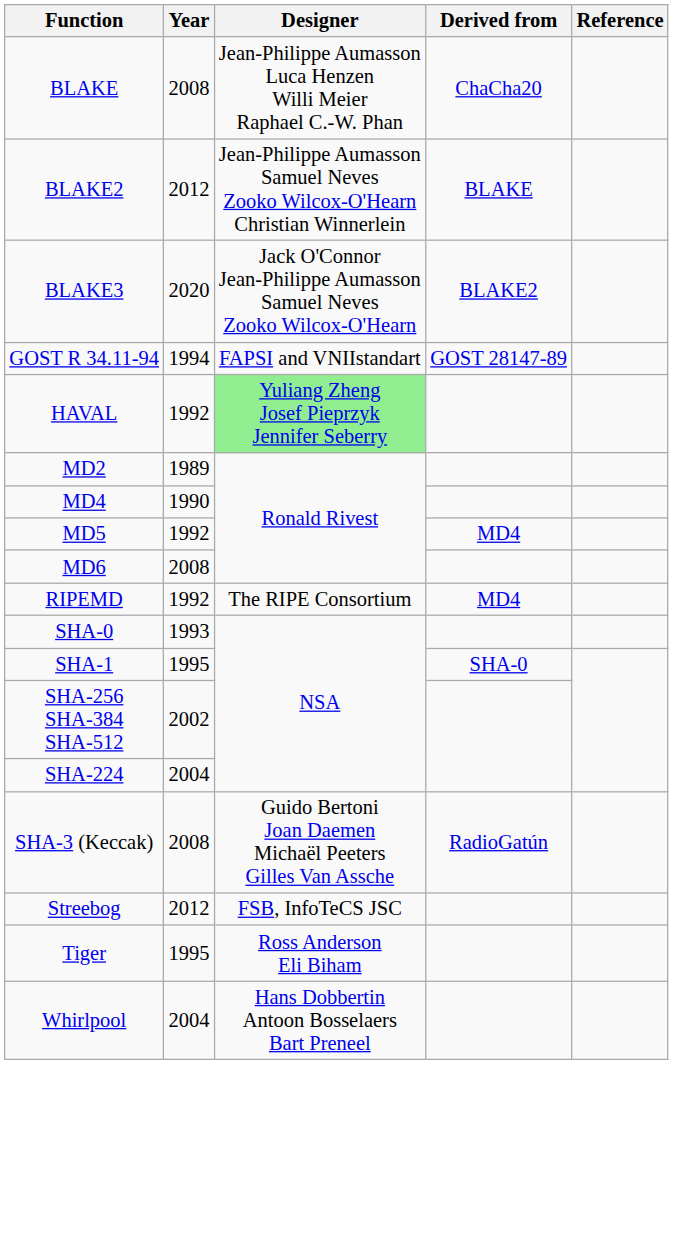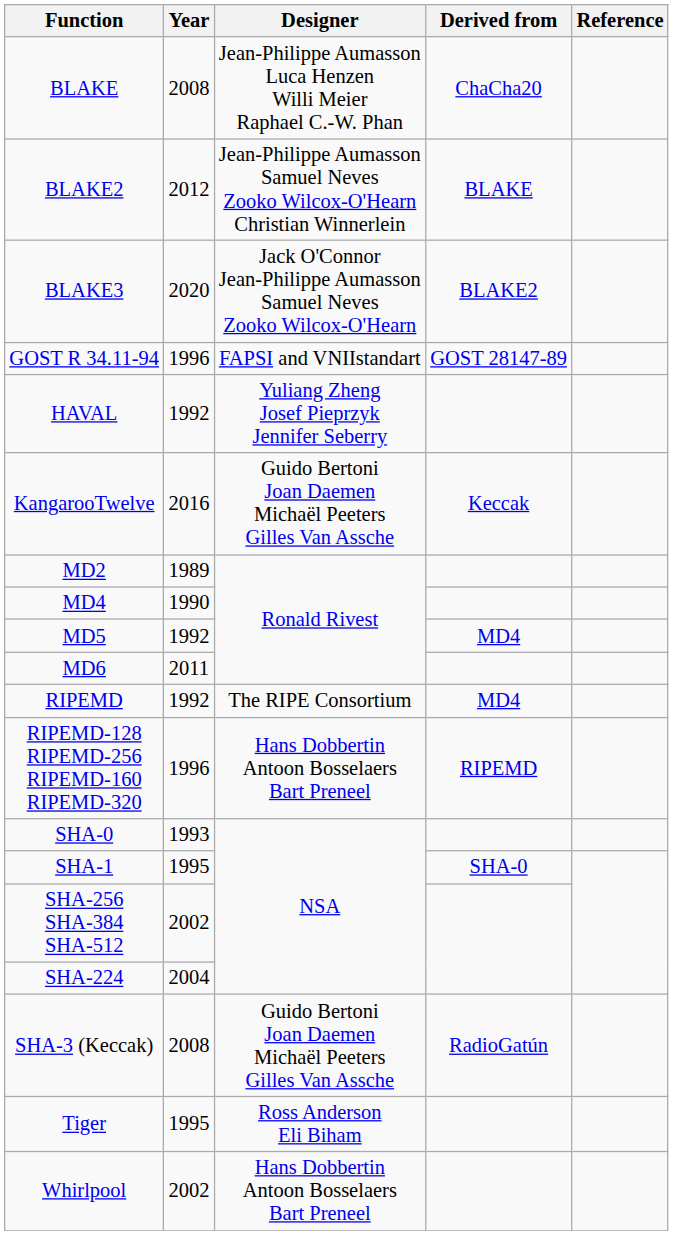(189, 358) 1994 -> (189, 358) 1996
(320, 413) lightgreen background -> (320, 413) no background
+ row: (84, 503)
(189, 566) 2008 -> (189, 668) 2011
+ row: (84, 767)
- row: (84, 909)
(189, 1020) 2004 -> (189, 1190) 2002
